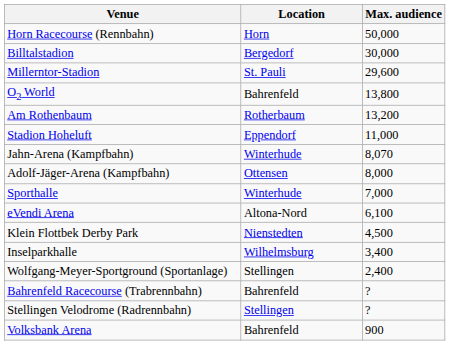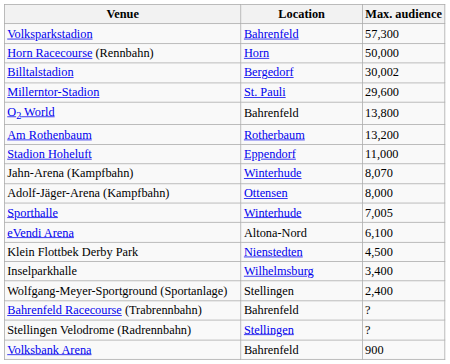+ row: (50, 33)
(382, 53) 30,000 -> (382, 72) 30,002
(379, 193) 7,000 -> (379, 212) 7,005
